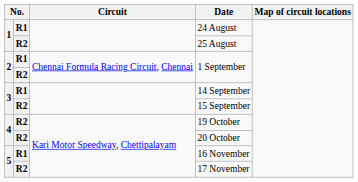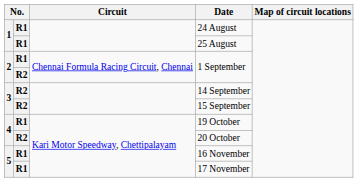(22, 43) R2 -> (22, 43) R1
(22, 90) R1 -> (22, 90) R2
(22, 121) R2 -> (22, 121) R1
(22, 169) R2 -> (22, 169) R1
